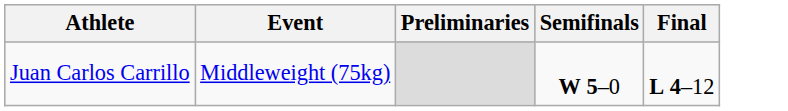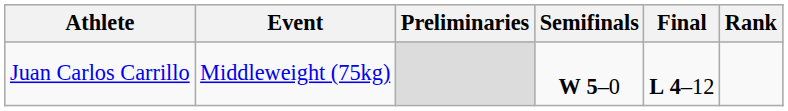+ column: (751, 23)
